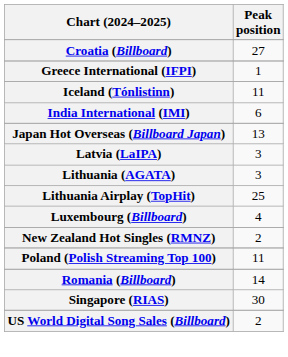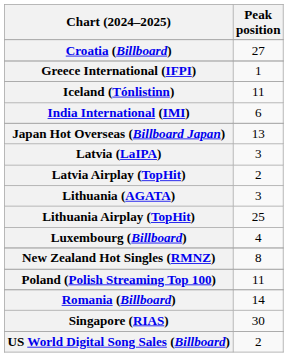+ row: (119, 175)
(258, 237) 2 -> (258, 258) 8
